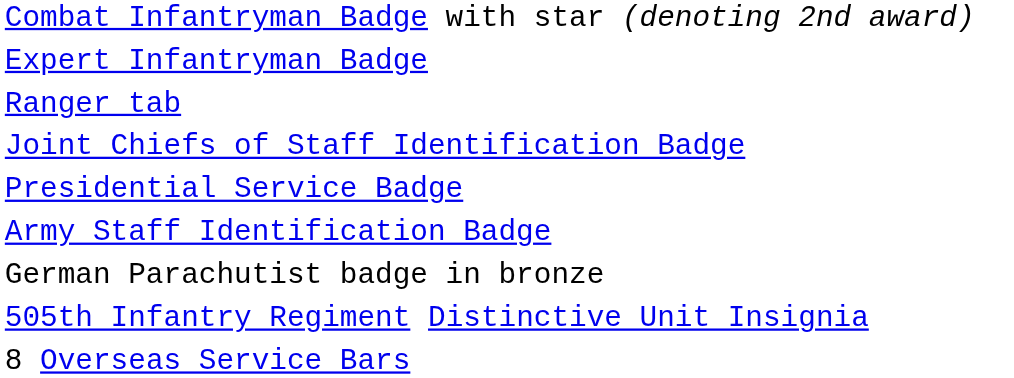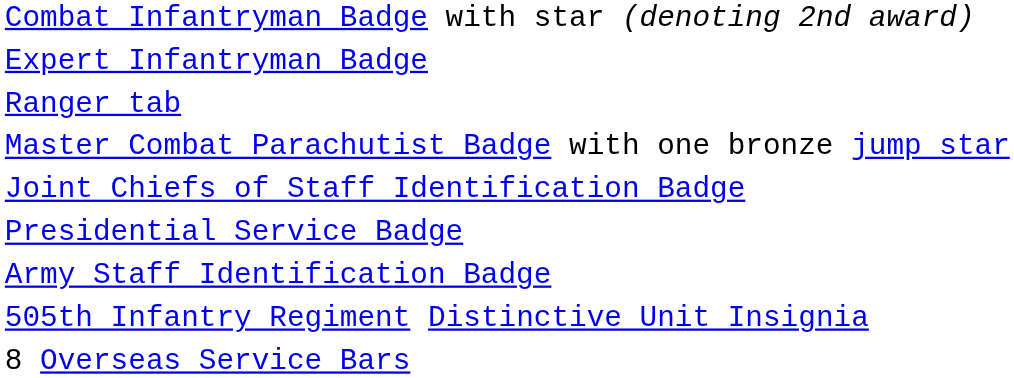+ row: (507, 147)
- row: (305, 275)
